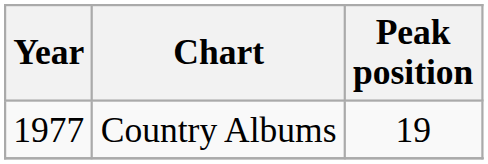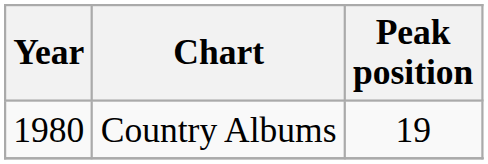(49, 128) 1977 -> (49, 128) 1980
